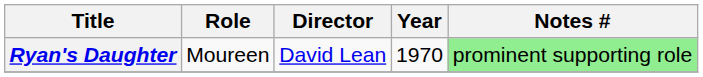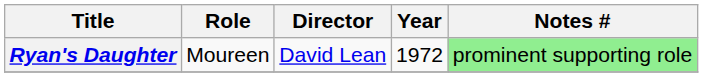(419, 54) 1970 -> (419, 54) 1972
